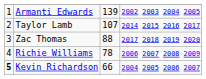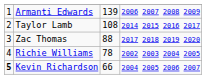(161, 11) 2002 2003 2004 2005 -> (161, 11) 2006 2007 2008 2009
(110, 25) 107 -> (110, 25) 108
(161, 53) 2006 2007 2008 2009 -> (161, 53) 2002 2003 2004 2005
